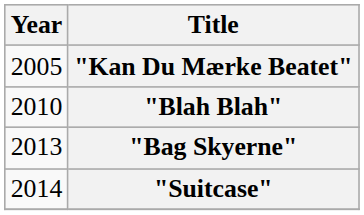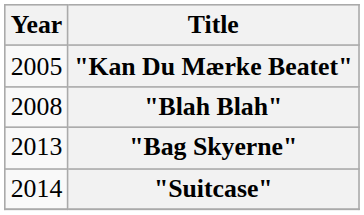(37, 106) 2010 -> (37, 106) 2008
